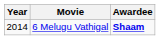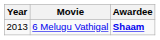(17, 27) 2014 -> (17, 27) 2013
